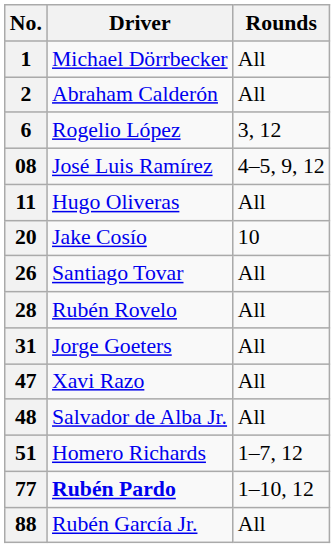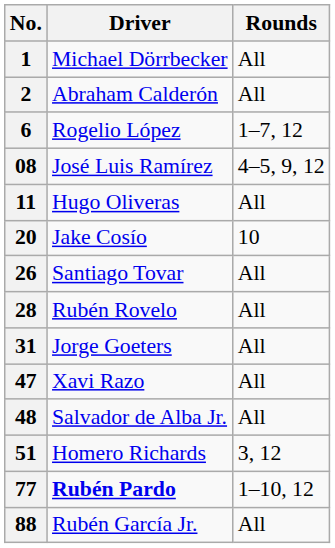(260, 130) 3, 12 -> (270, 130) 1–7, 12
(270, 453) 1–7, 12 -> (260, 453) 3, 12
